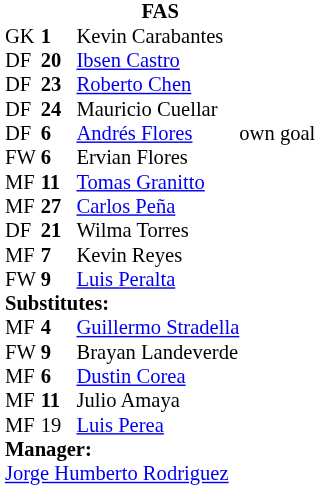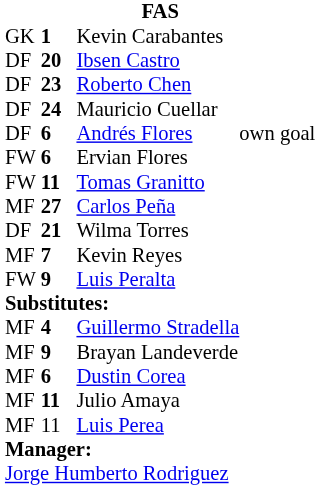(20, 181) MF -> (20, 181) FW
(20, 351) FW -> (20, 351) MF
(51, 424) 19 -> (51, 424) 11
